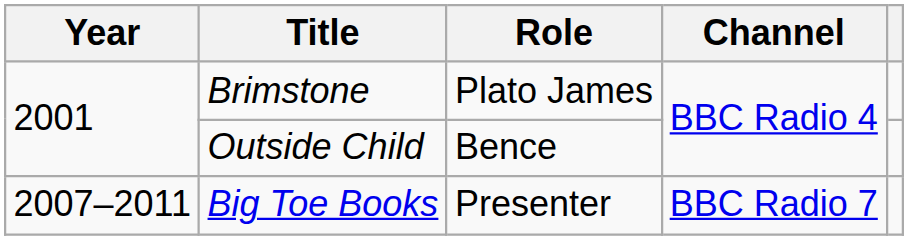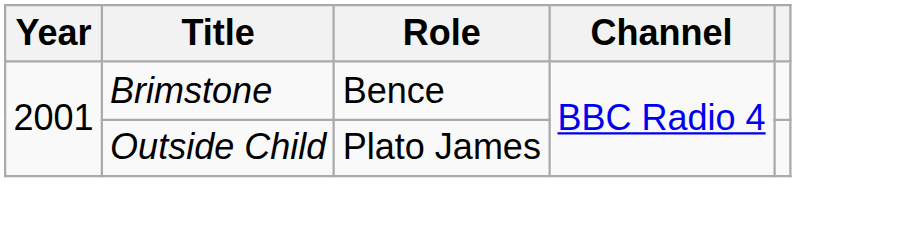(554, 90) Plato James -> (394, 90) Bence
(506, 147) Bence -> (442, 147) Plato James
- row: (323, 204)
